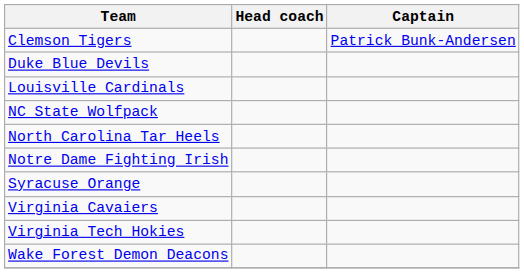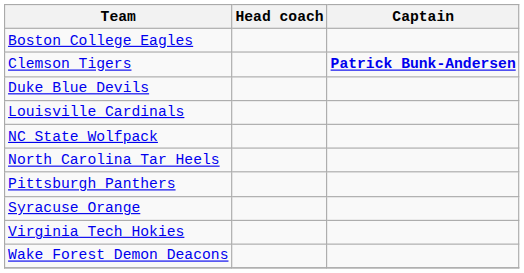+ row: (101, 40)
(423, 40) normal -> (423, 64) bold
- row: (118, 160)
+ row: (92, 184)
- row: (83, 208)
